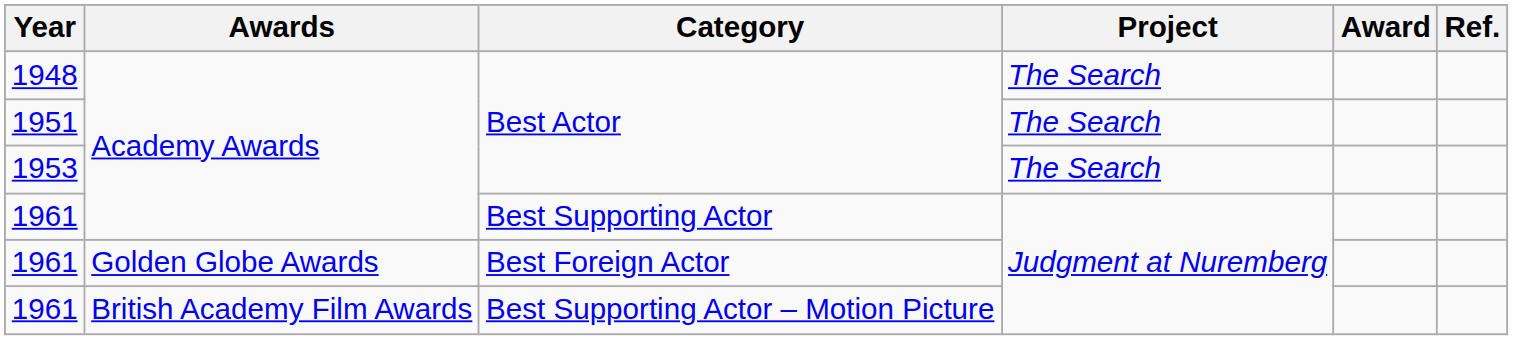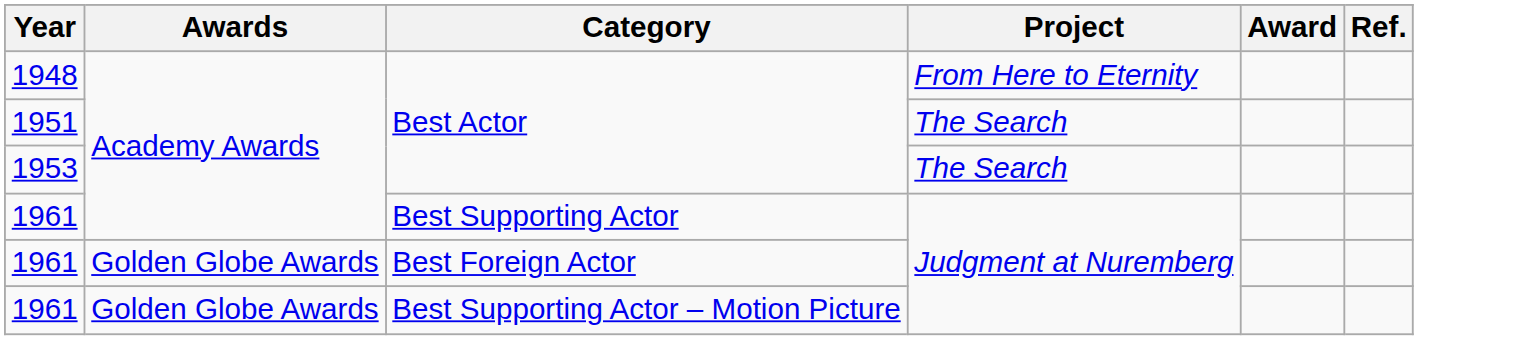(1085, 74) The Search -> (1056, 74) From Here to Eternity
(282, 309) British Academy Film Awards -> (235, 309) Golden Globe Awards
